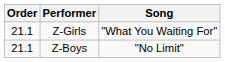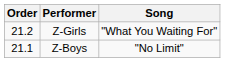(22, 31) 21.1 -> (22, 31) 21.2
